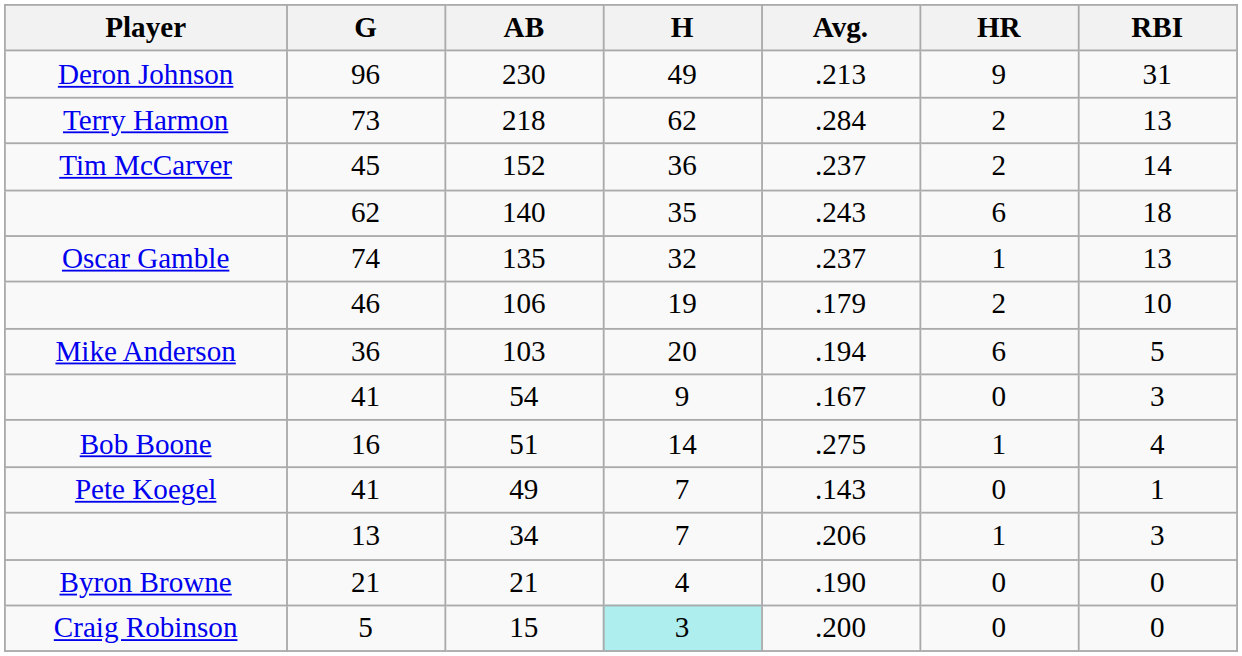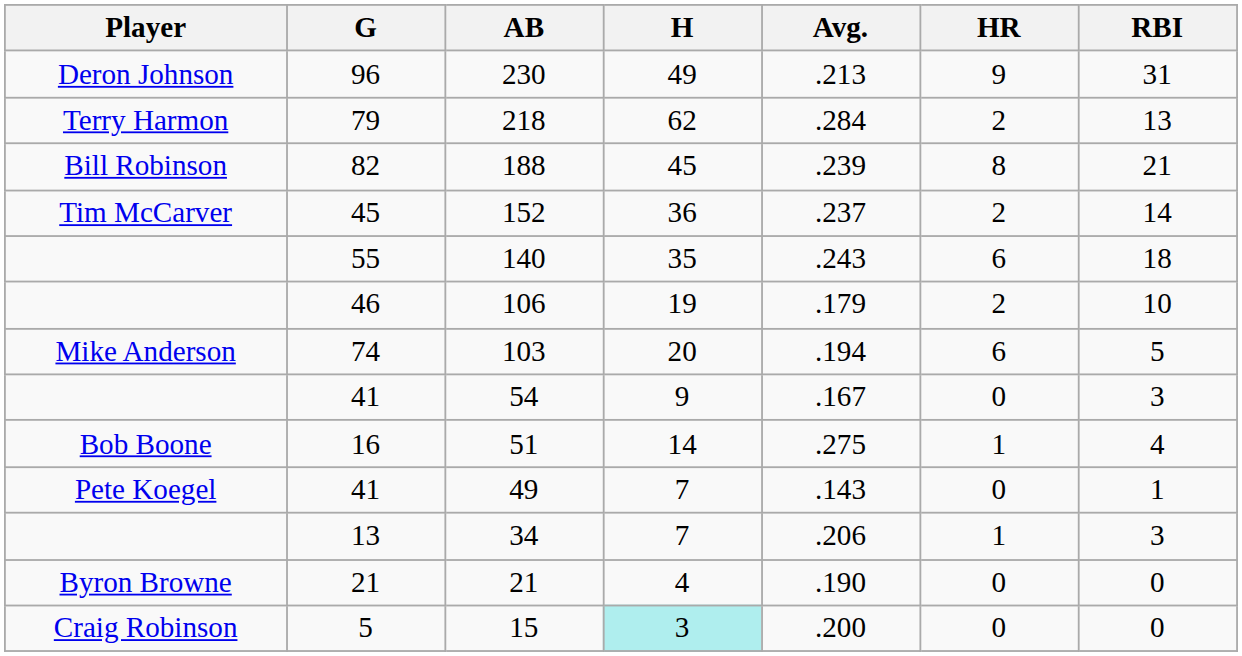(366, 119) 73 -> (366, 119) 79
+ row: (524, 166)
(366, 212) 62 -> (366, 258) 55
- row: (524, 258)
(366, 350) 36 -> (366, 350) 74
